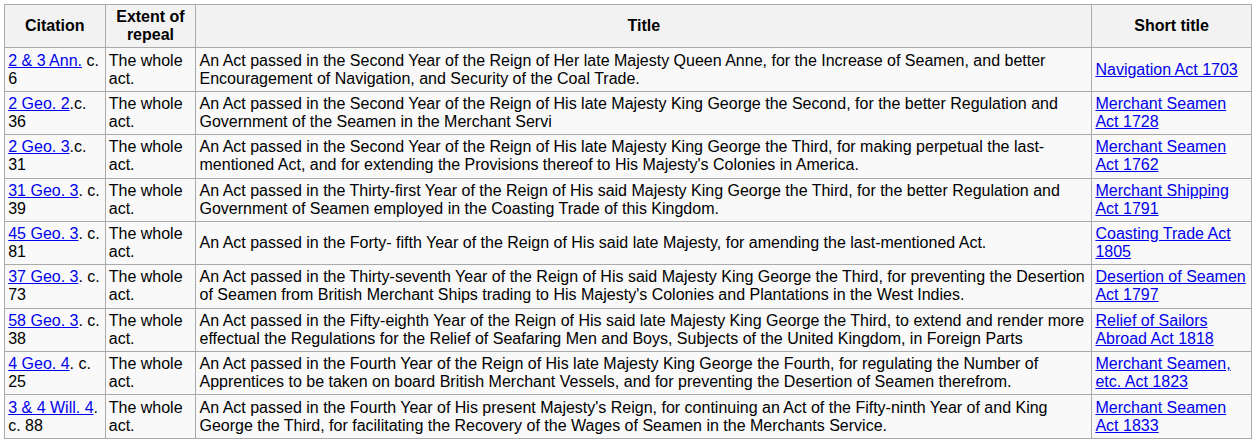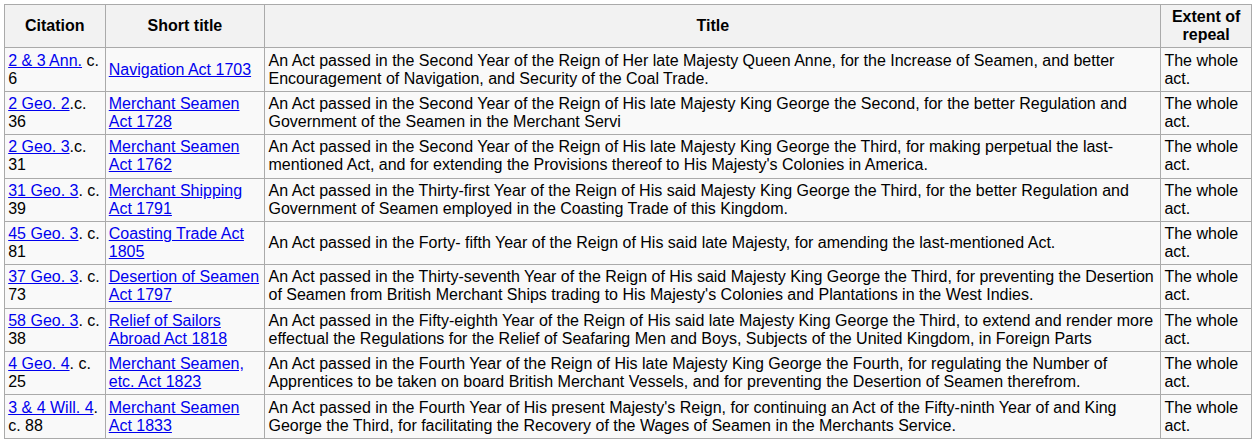columns swapped: (1172, 26) <-> (150, 26)
